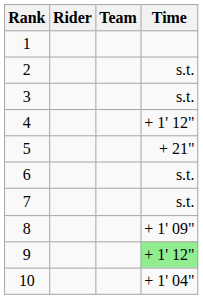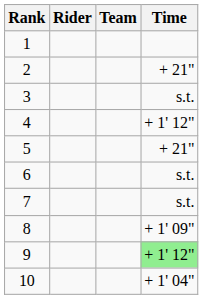(185, 70) s.t. -> (177, 70) + 21"
